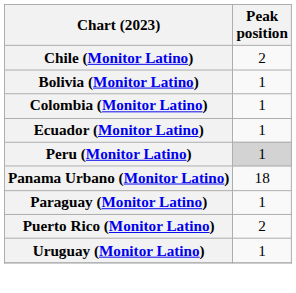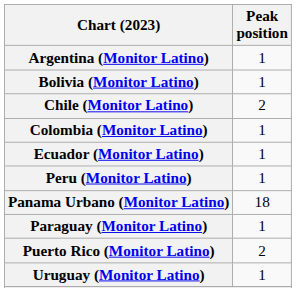+ row: (119, 57)
rows swapped: (119, 81) <-> (119, 57)
(262, 154) lightgrey background -> (262, 178) no background
